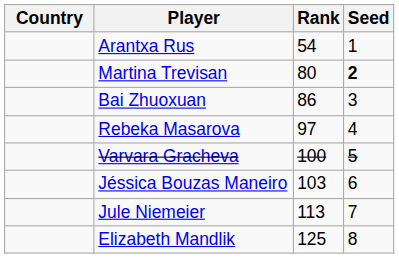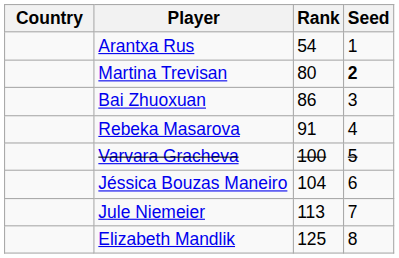(307, 128) 97 -> (307, 128) 91
(312, 184) 103 -> (312, 184) 104
